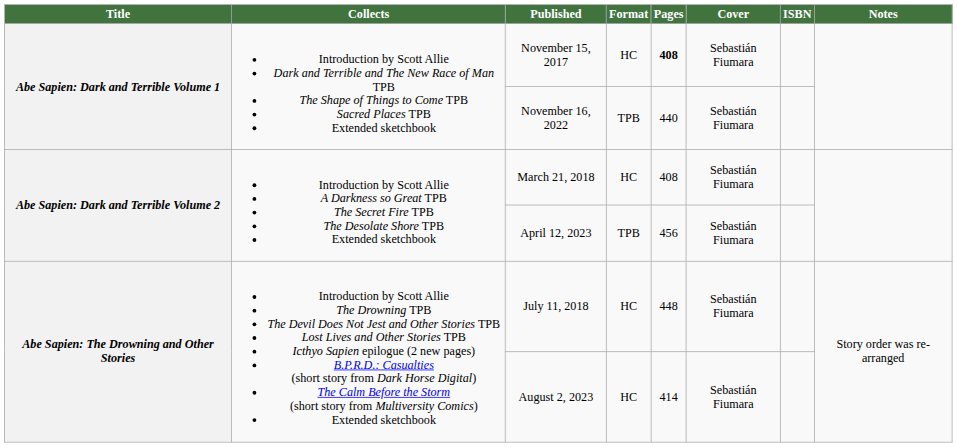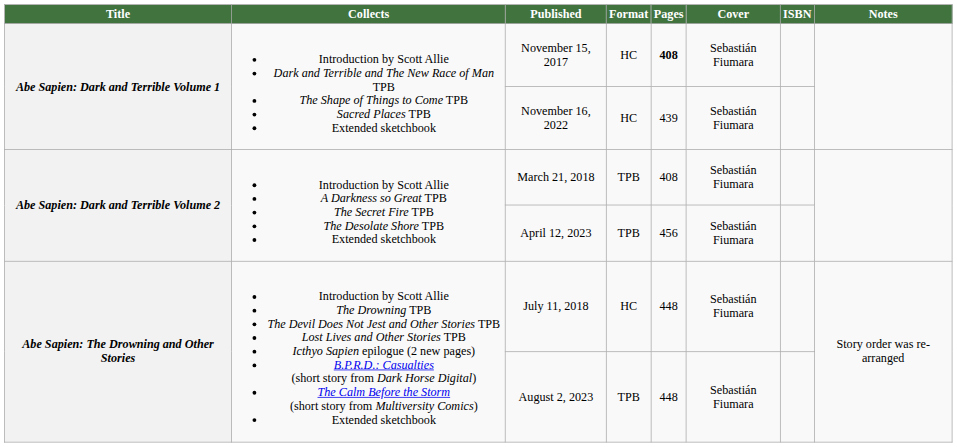(629, 118) TPB -> (629, 118) HC
(669, 118) 440 -> (669, 118) 439
(629, 177) HC -> (629, 177) TPB
(629, 396) HC -> (629, 396) TPB
(669, 396) 414 -> (669, 396) 448
